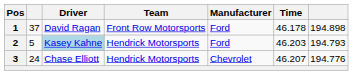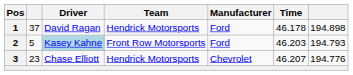(156, 28) Front Row Motorsports -> (153, 28) Hendrick Motorsports
(153, 43) Hendrick Motorsports -> (156, 43) Front Row Motorsports
(34, 58) 24 -> (34, 58) 23
